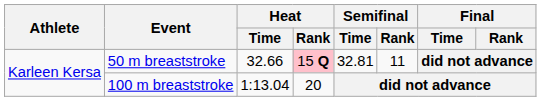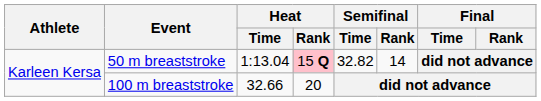(265, 62) 32.66 -> (265, 62) 1:13.04
(355, 62) 32.81 -> (355, 62) 32.82
(397, 62) 11 -> (397, 62) 14
(265, 85) 1:13.04 -> (265, 85) 32.66
